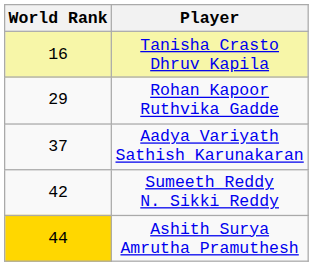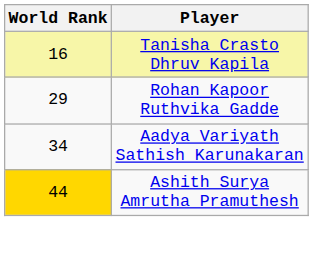(58, 146) 37 -> (58, 146) 34
- row: (210, 192)
